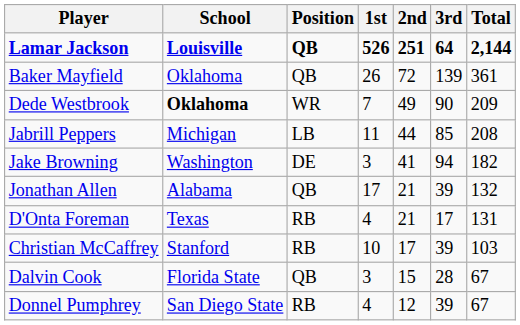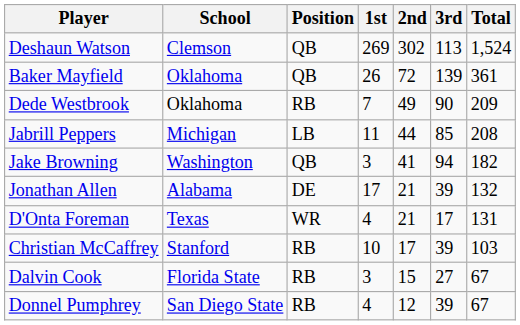- row: (69, 47)
+ row: (69, 47)
(208, 104) bold -> (205, 104) normal
(306, 104) WR -> (304, 104) RB
(304, 162) DE -> (304, 162) QB
(304, 190) QB -> (304, 190) DE
(304, 219) RB -> (306, 219) WR
(304, 276) QB -> (304, 276) RB
(444, 276) 28 -> (444, 276) 27
